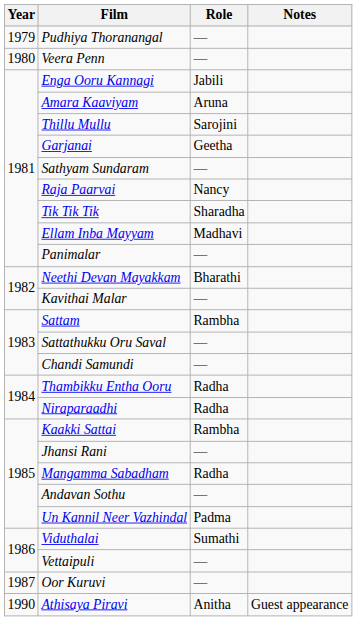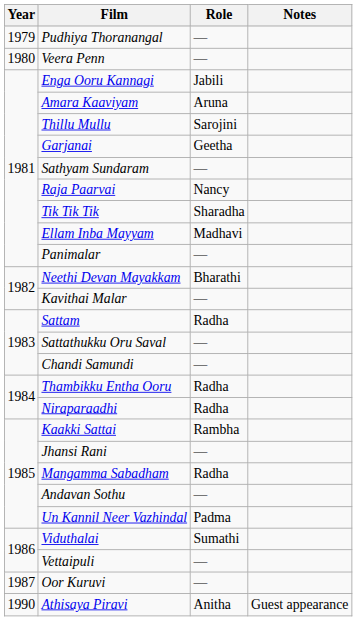(216, 320) Rambha -> (211, 320) Radha
